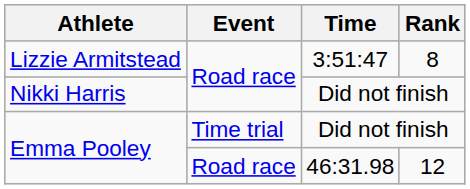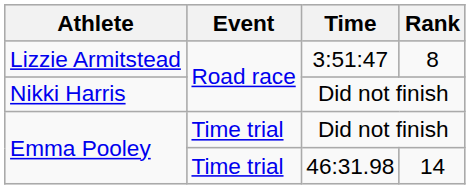(244, 166) Road race -> (238, 166) Time trial
(433, 166) 12 -> (433, 166) 14
